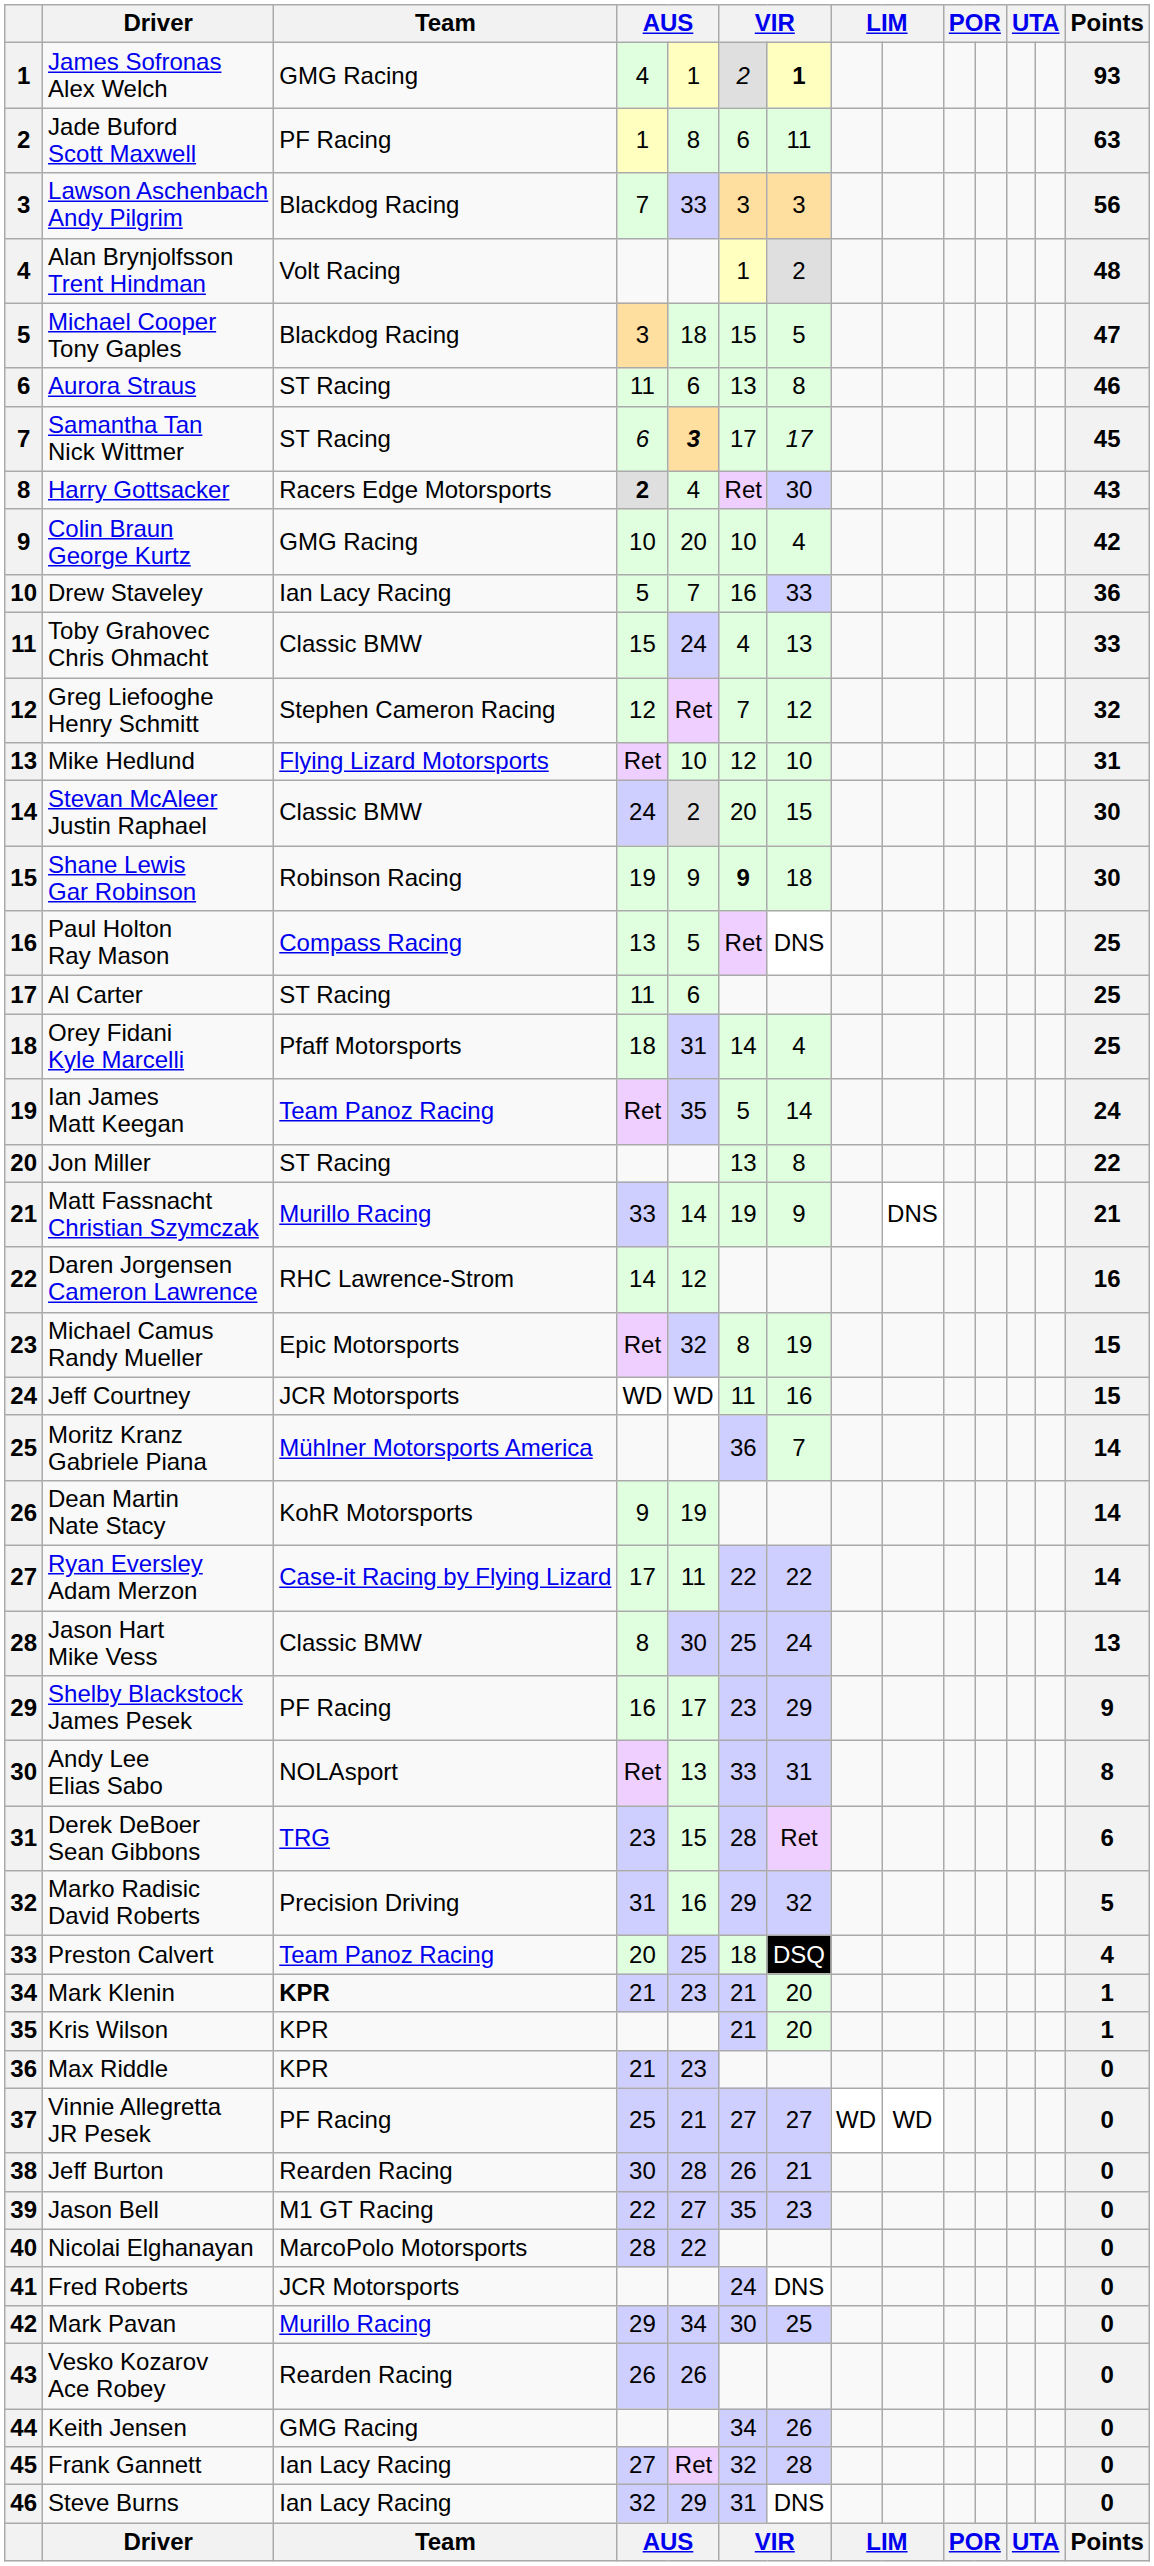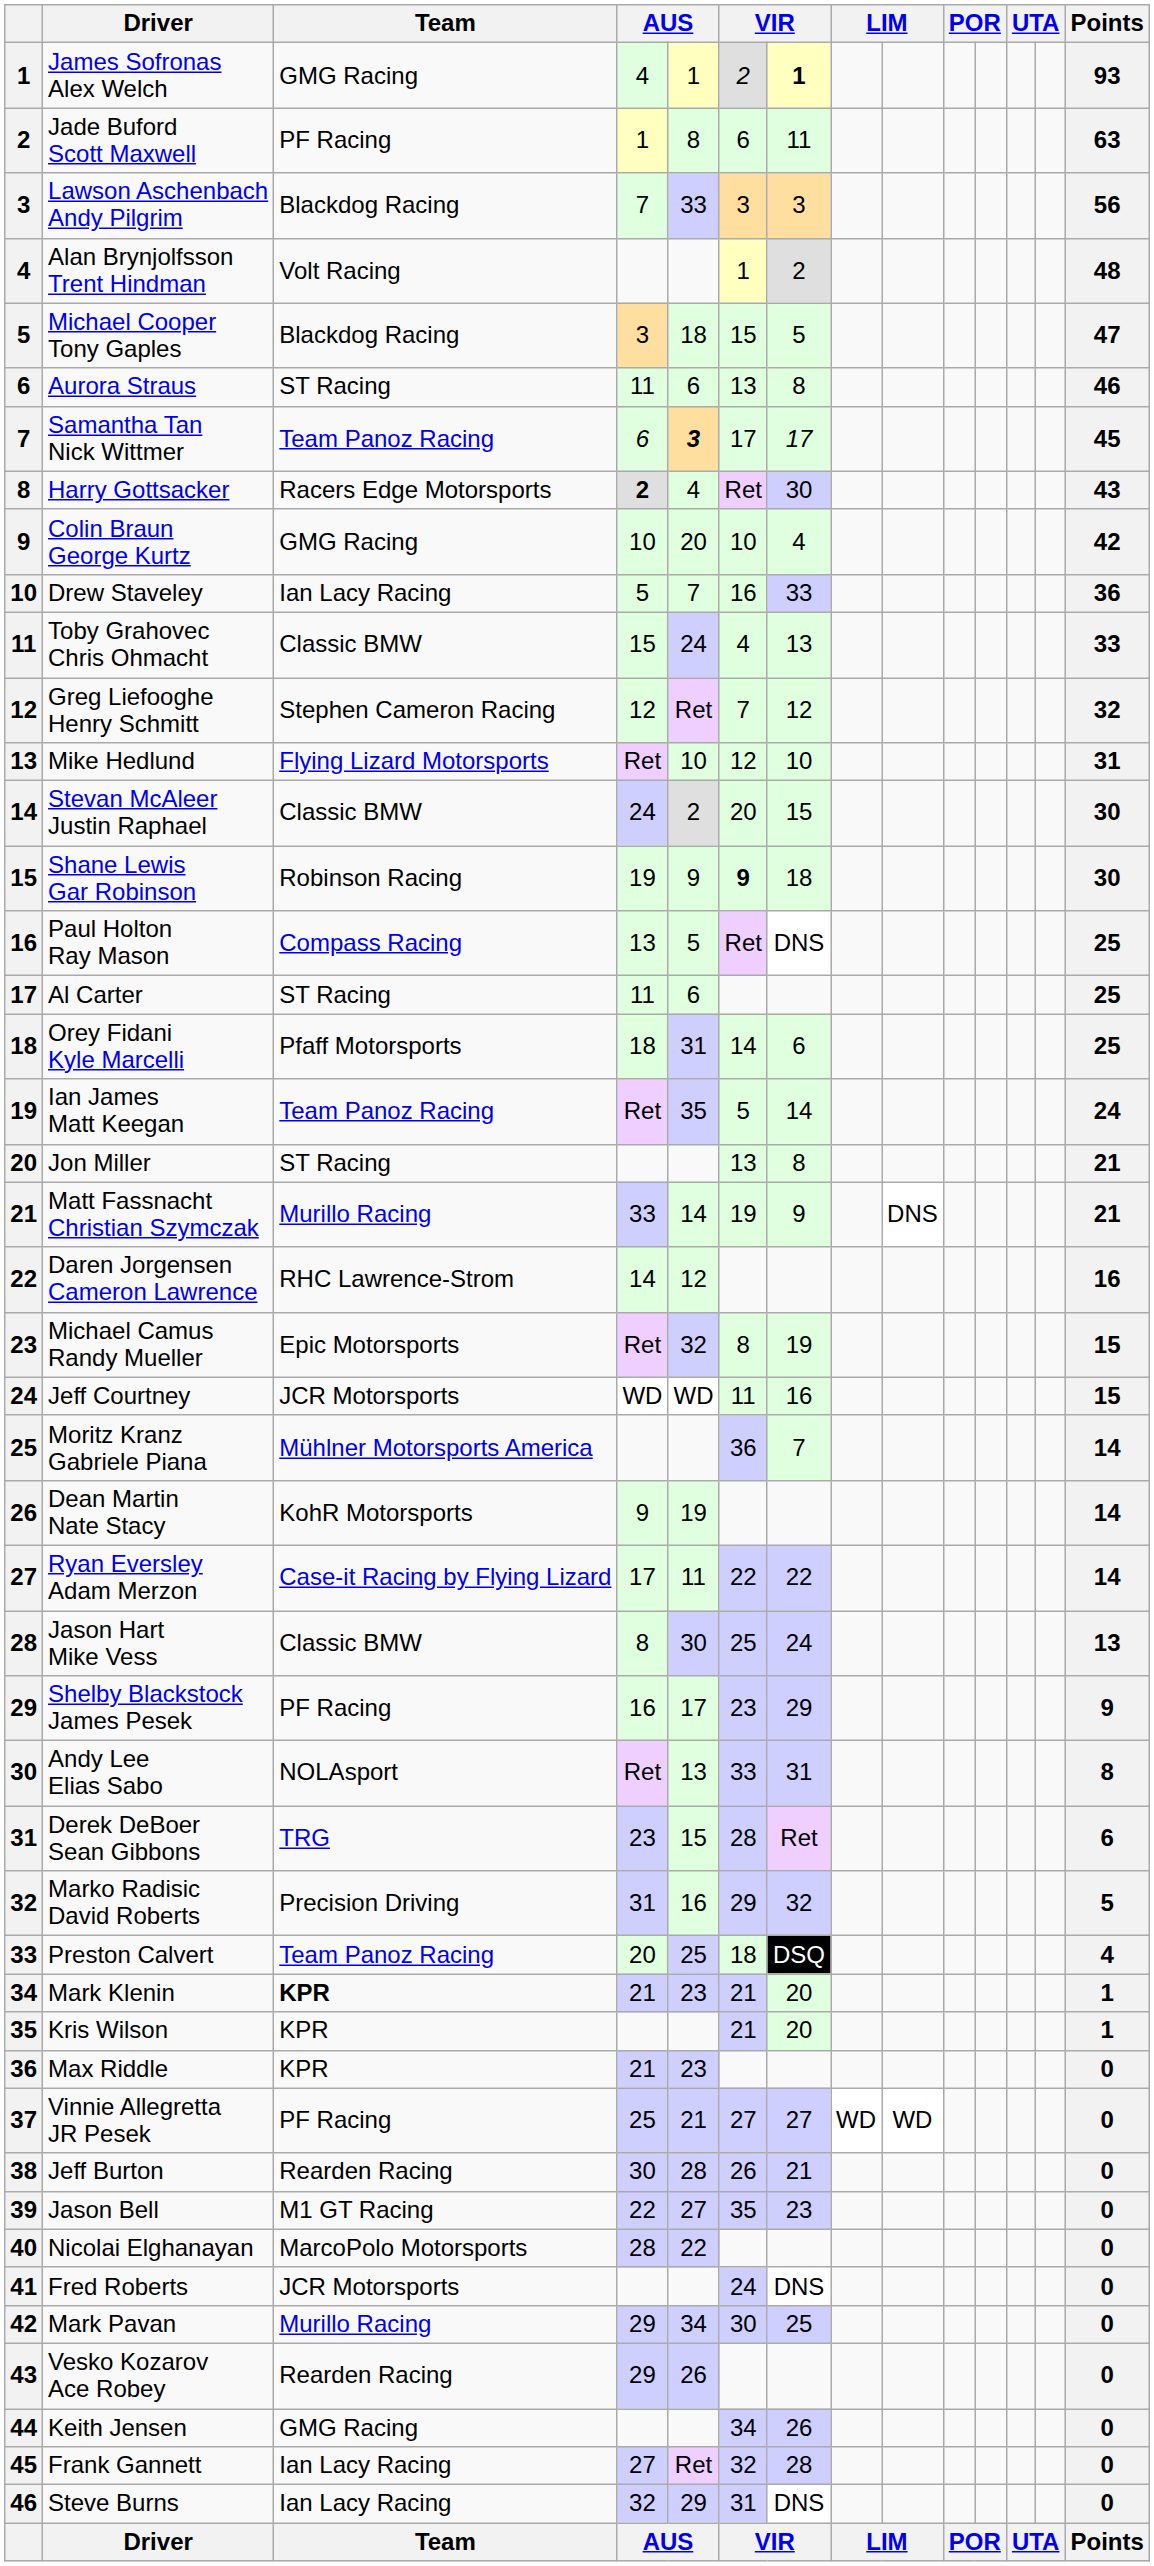(335, 438) ST Racing -> (387, 438) Team Panoz Racing
(799, 1046) 4 -> (799, 1046) 6
(1107, 1162) 22 -> (1107, 1162) 21
(642, 2375) 26 -> (642, 2375) 29
